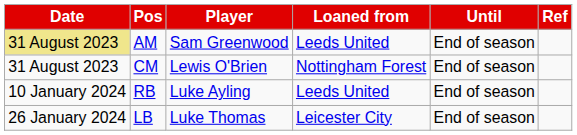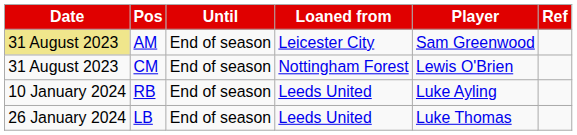columns swapped: (229, 17) <-> (484, 17)
(343, 42) Leeds United -> (326, 42) Leicester City
(344, 117) Leicester City -> (325, 117) Leeds United
